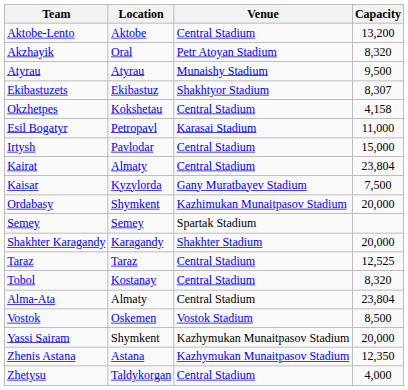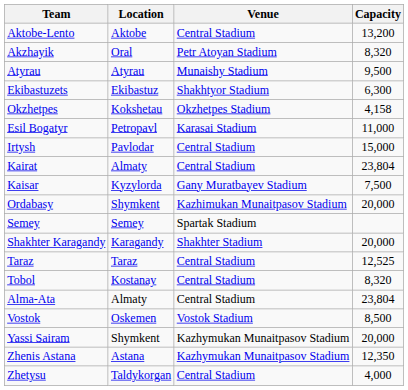(378, 90) 8,307 -> (378, 90) 6,300
(216, 109) Central Stadium -> (224, 109) Okzhetpes Stadium
